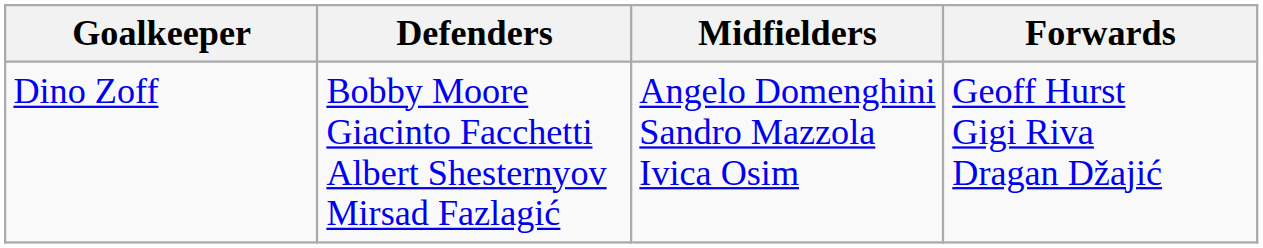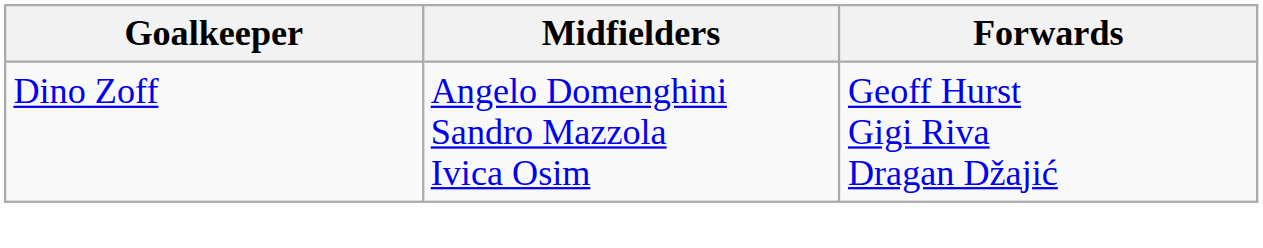- column: (475, 33)
